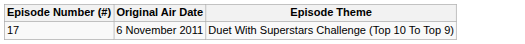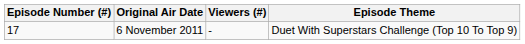+ column: (237, 13)
